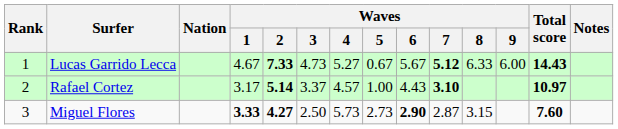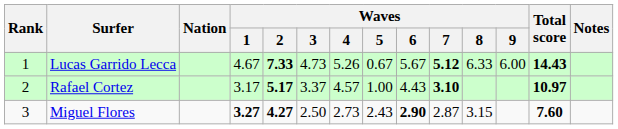(346, 64) 5.27 -> (346, 64) 5.26
(280, 87) 5.14 -> (280, 87) 5.17
(247, 111) 3.33 -> (247, 111) 3.27
(346, 111) 5.73 -> (346, 111) 2.73
(380, 111) 2.73 -> (380, 111) 2.43
